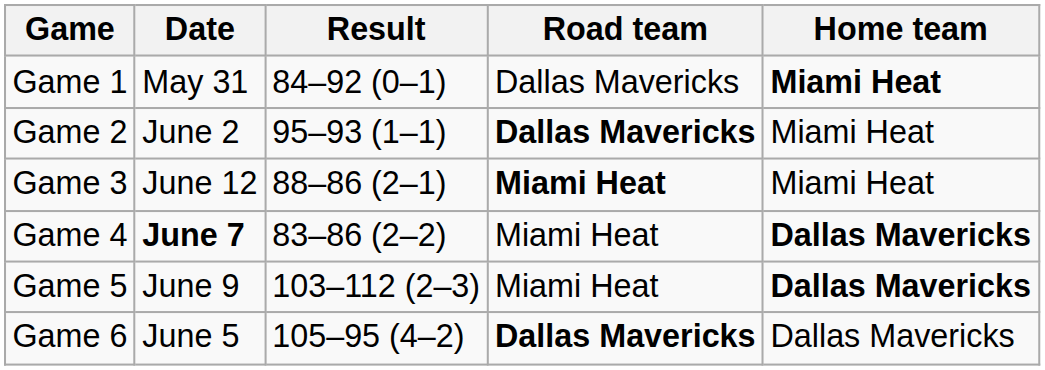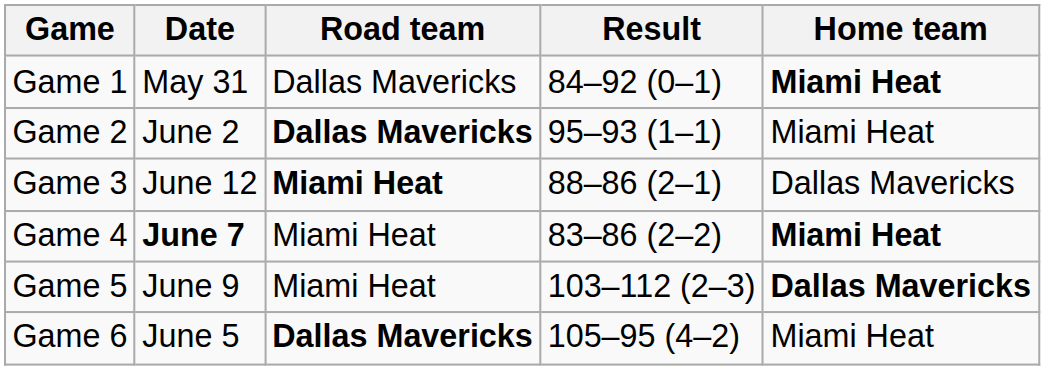columns swapped: (625, 30) <-> (376, 30)
(852, 183) Miami Heat -> (893, 183) Dallas Mavericks
(901, 235) Dallas Mavericks -> (856, 235) Miami Heat
(893, 337) Dallas Mavericks -> (852, 337) Miami Heat
